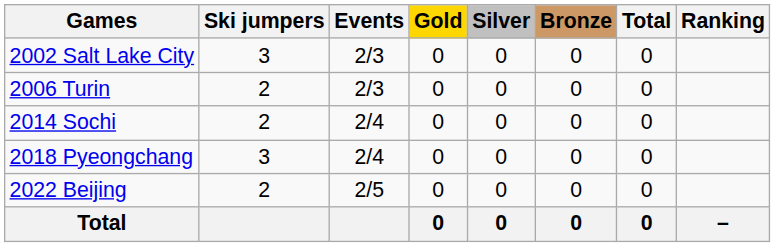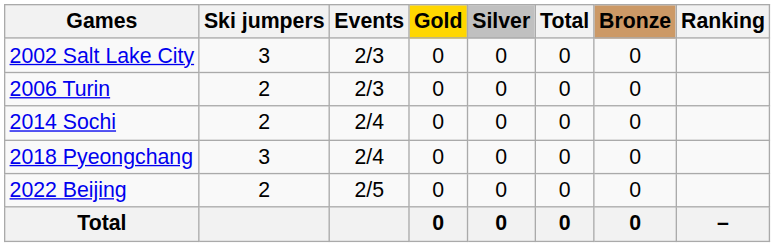columns swapped: (576, 21) <-> (647, 21)
